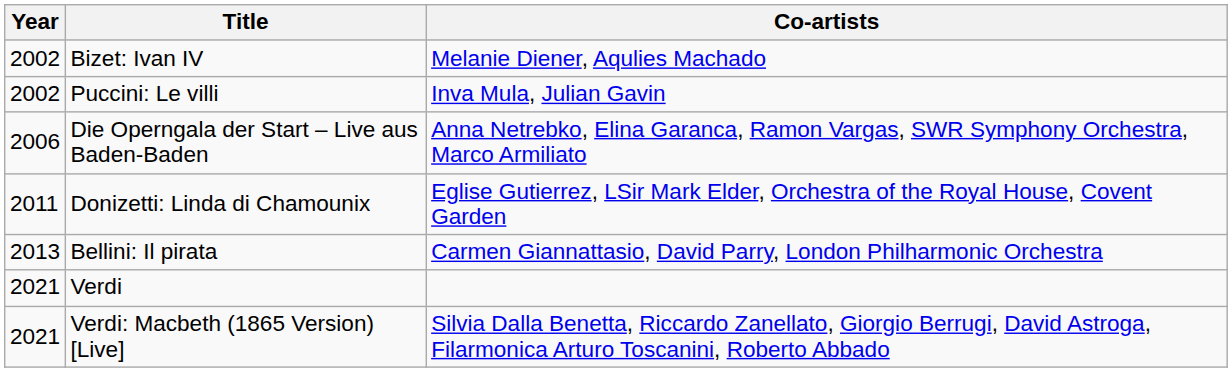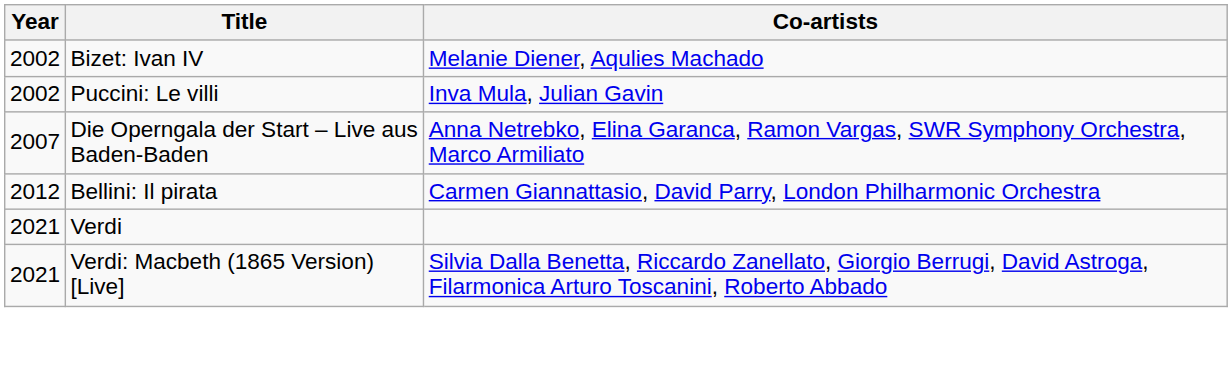(35, 142) 2006 -> (35, 142) 2007
- row: (220, 203)
(35, 252) 2013 -> (35, 190) 2012
